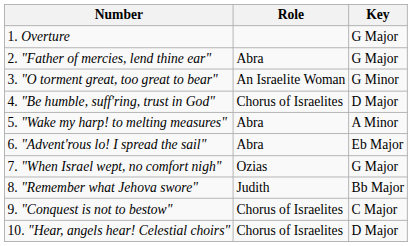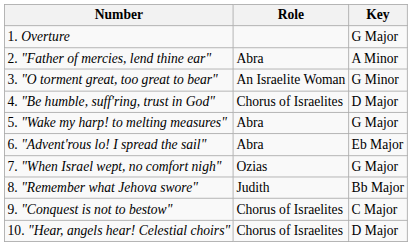(375, 58) G Major -> (375, 58) A Minor
(375, 123) A Minor -> (375, 123) G Major
